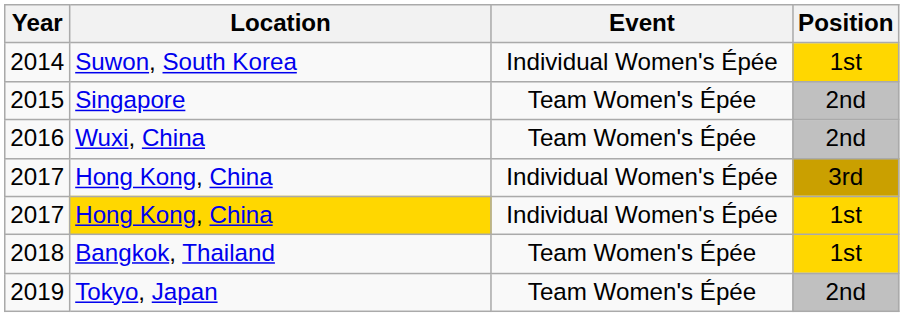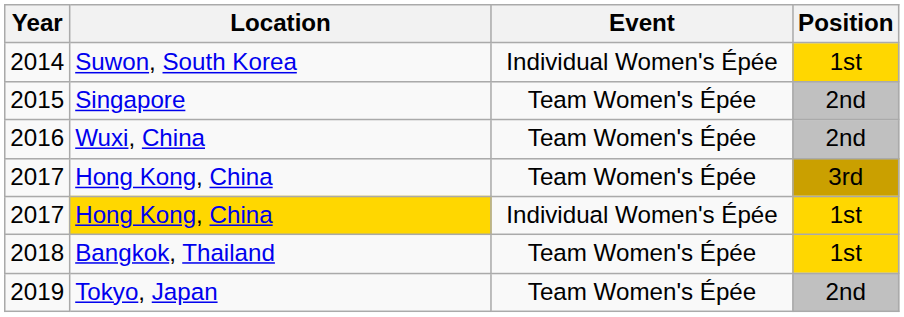(642, 176) Individual Women's Épée -> (642, 176) Team Women's Épée
